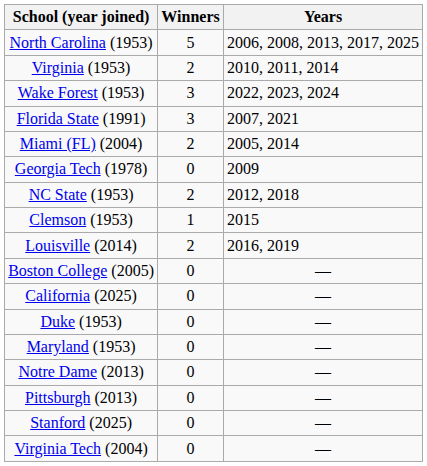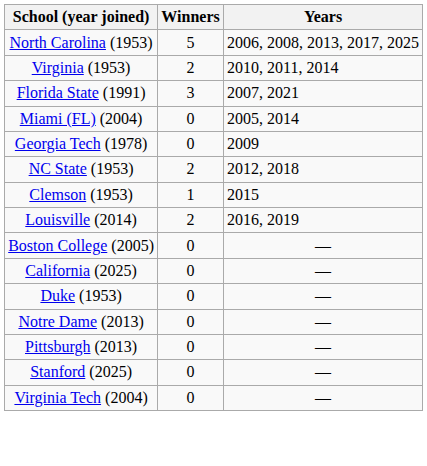- row: (81, 93)
(191, 144) 2 -> (191, 118) 0
- row: (81, 347)
